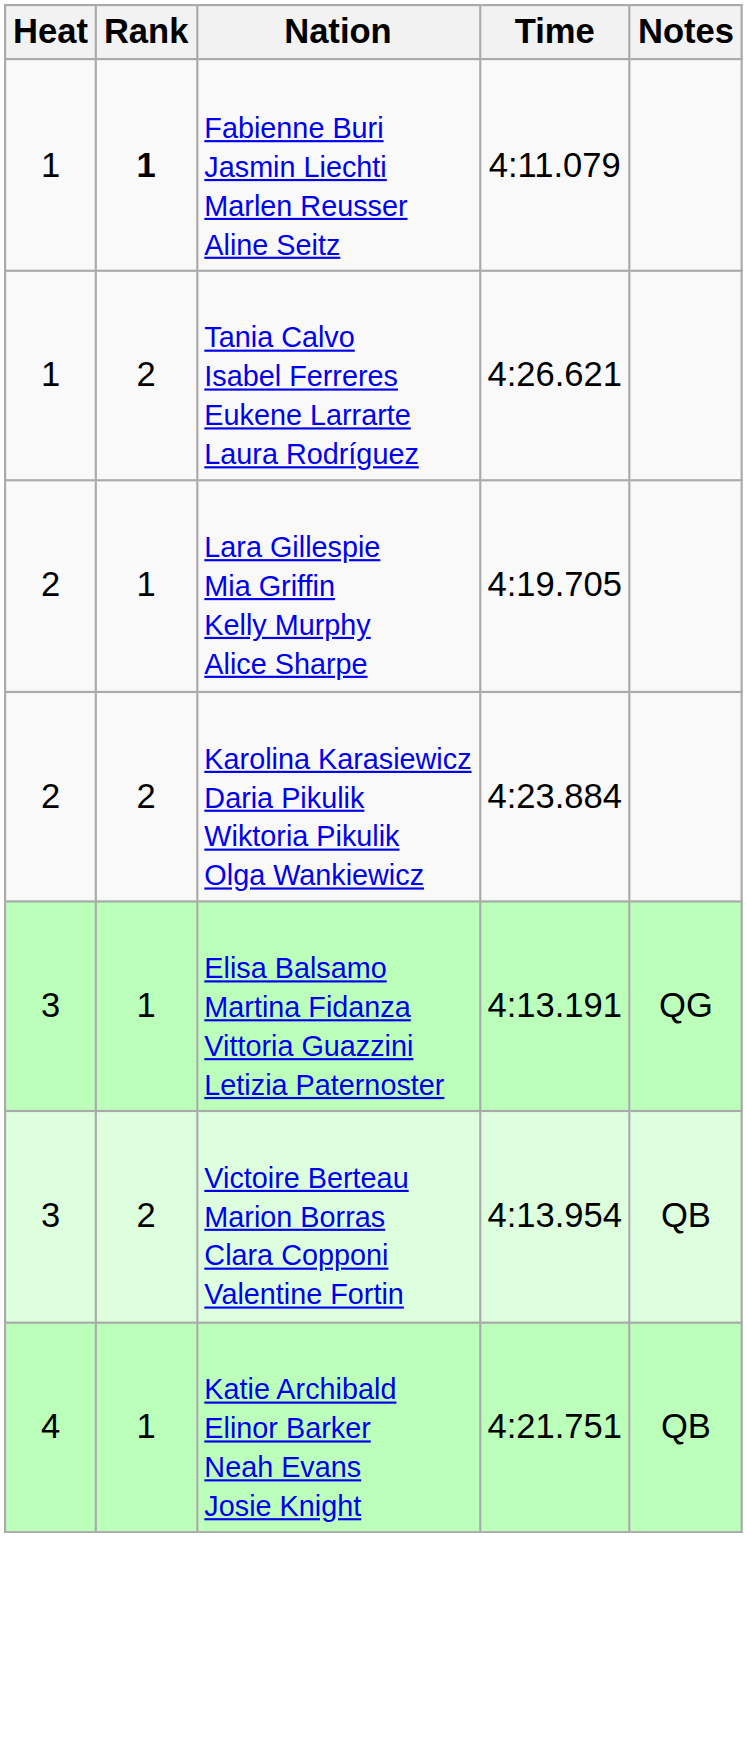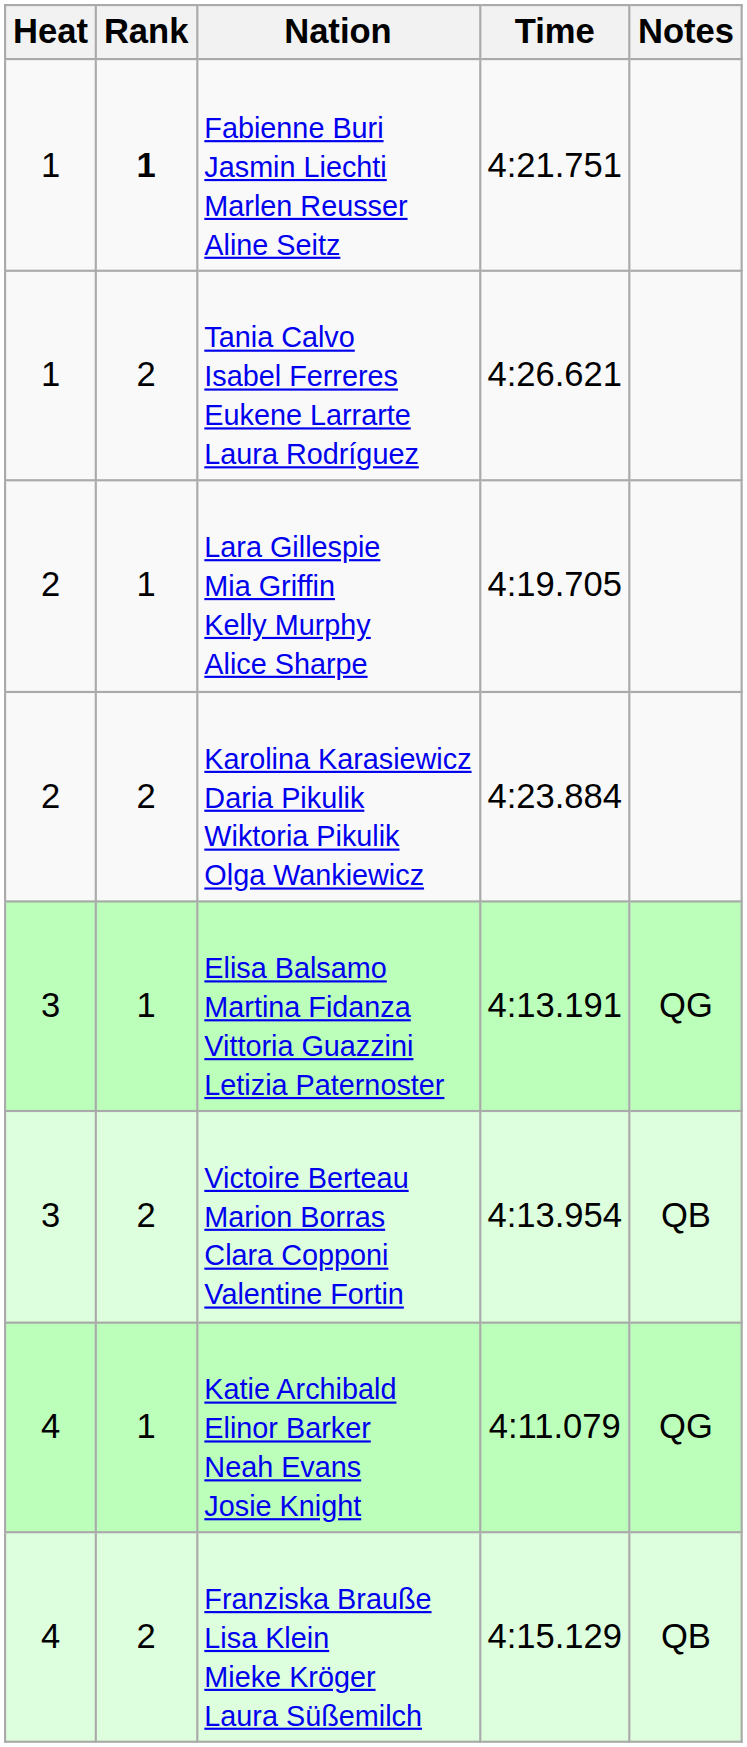(555, 164) 4:11.079 -> (555, 164) 4:21.751
(555, 1426) 4:21.751 -> (555, 1426) 4:11.079
(686, 1426) QB -> (686, 1426) QG
+ row: (318, 1658)
